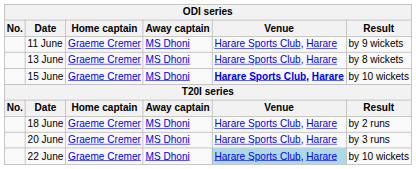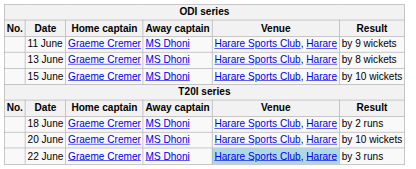(279, 76) bold -> (276, 76) normal
(369, 140) by 3 runs -> (372, 140) by 10 wickets
(379, 156) by 10 wickets -> (362, 156) by 3 runs
